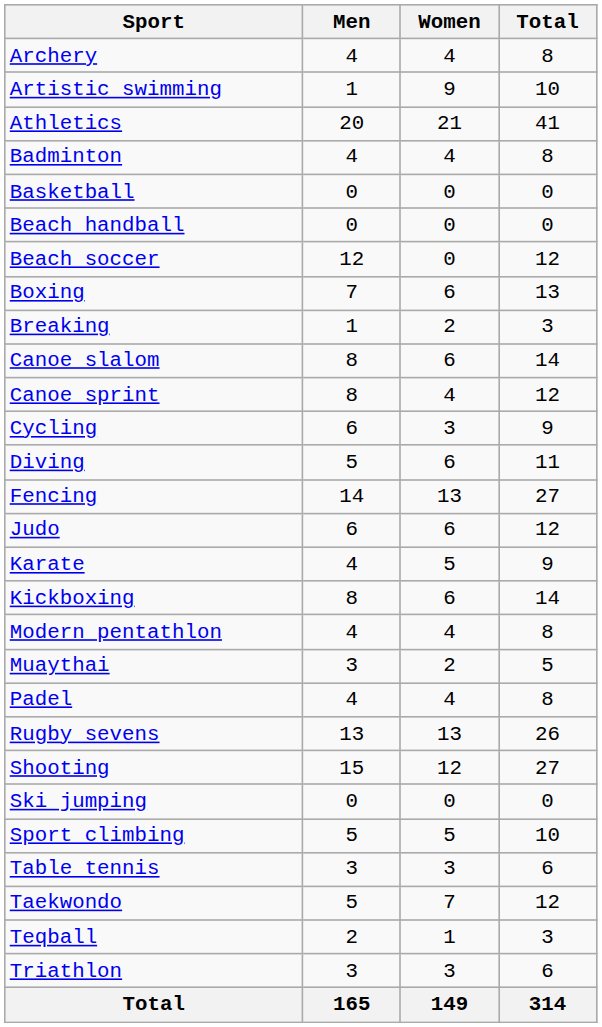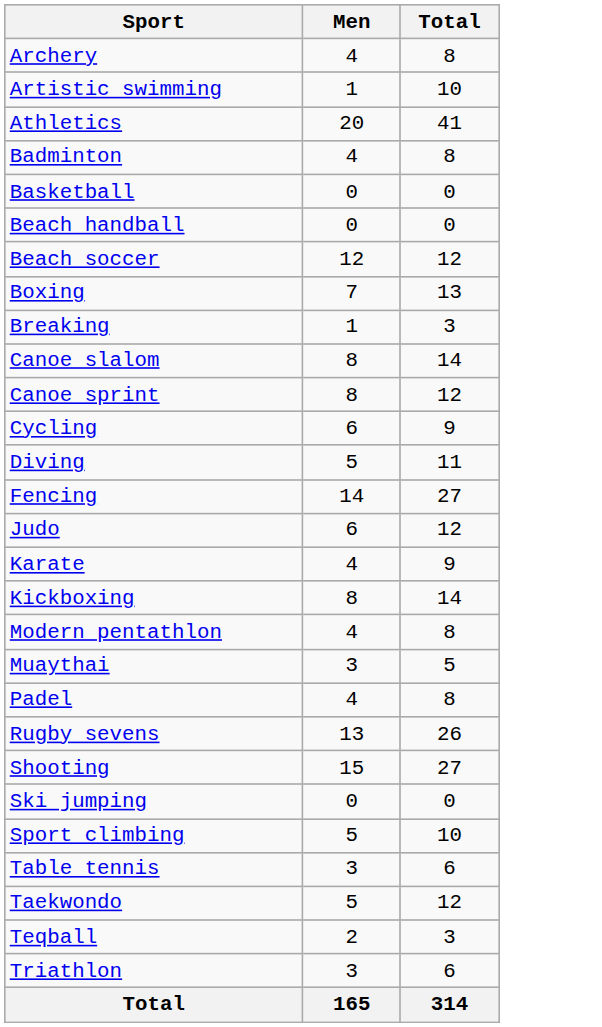- column: (450, 22)
